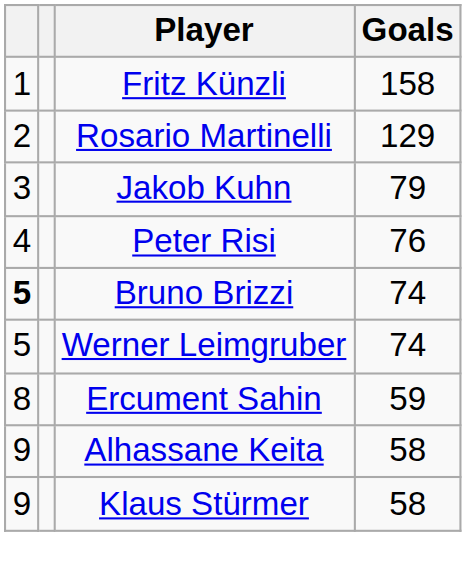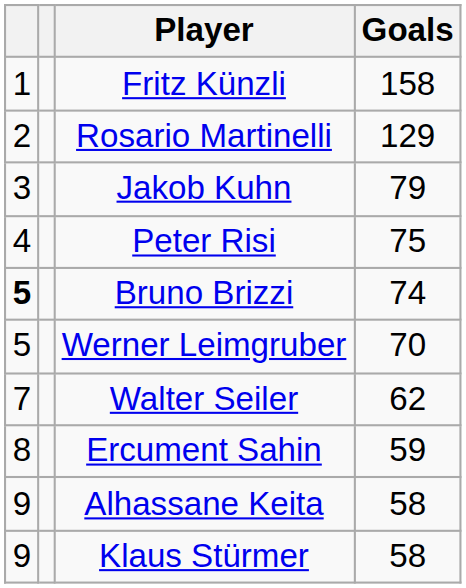(408, 240) 76 -> (408, 240) 75
(408, 345) 74 -> (408, 345) 70
+ row: (204, 398)
